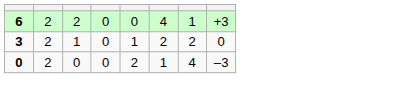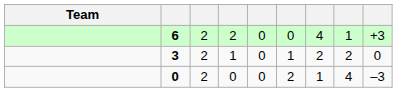+ column: (83, 15)
